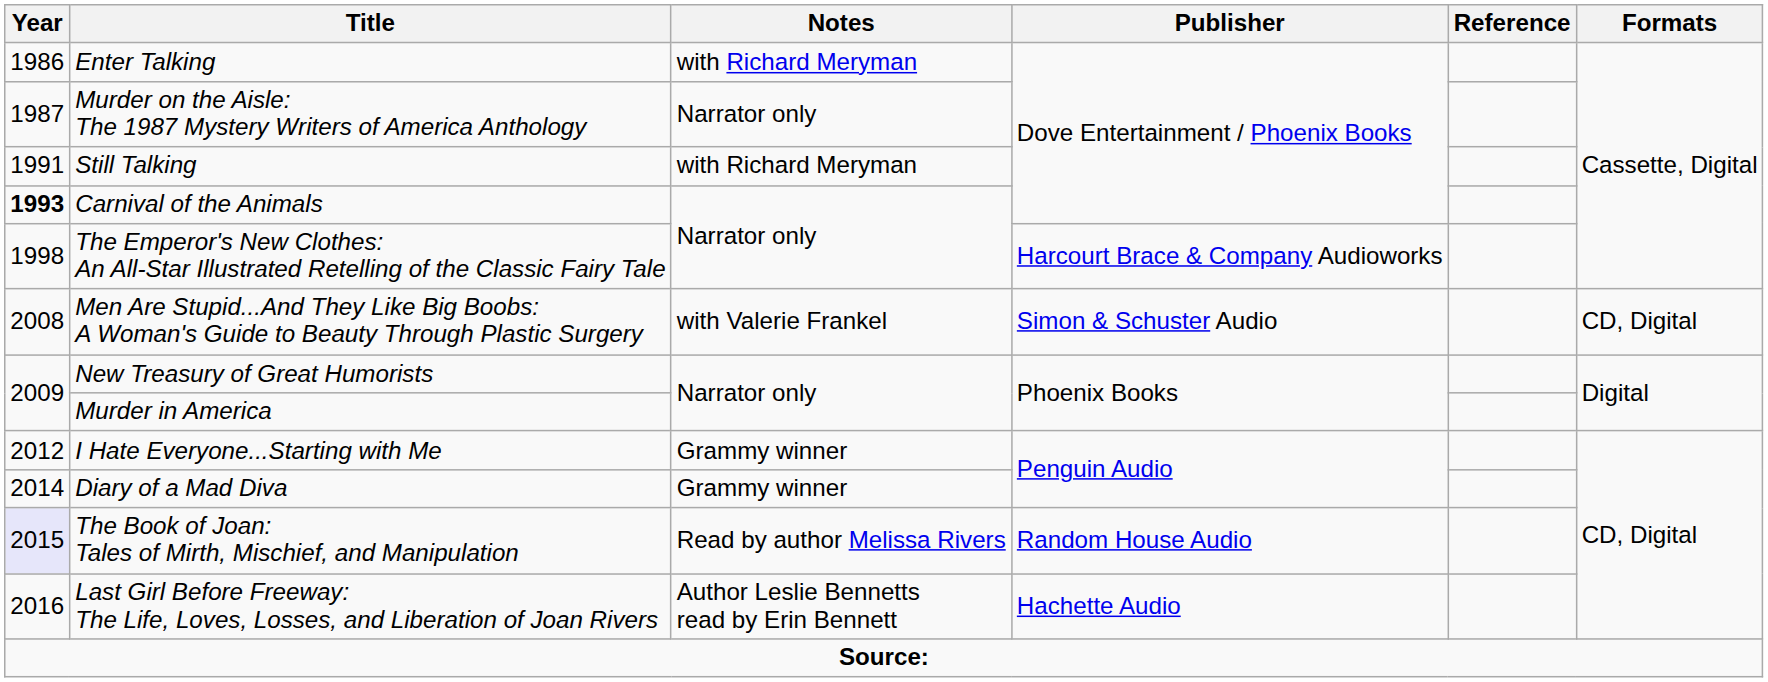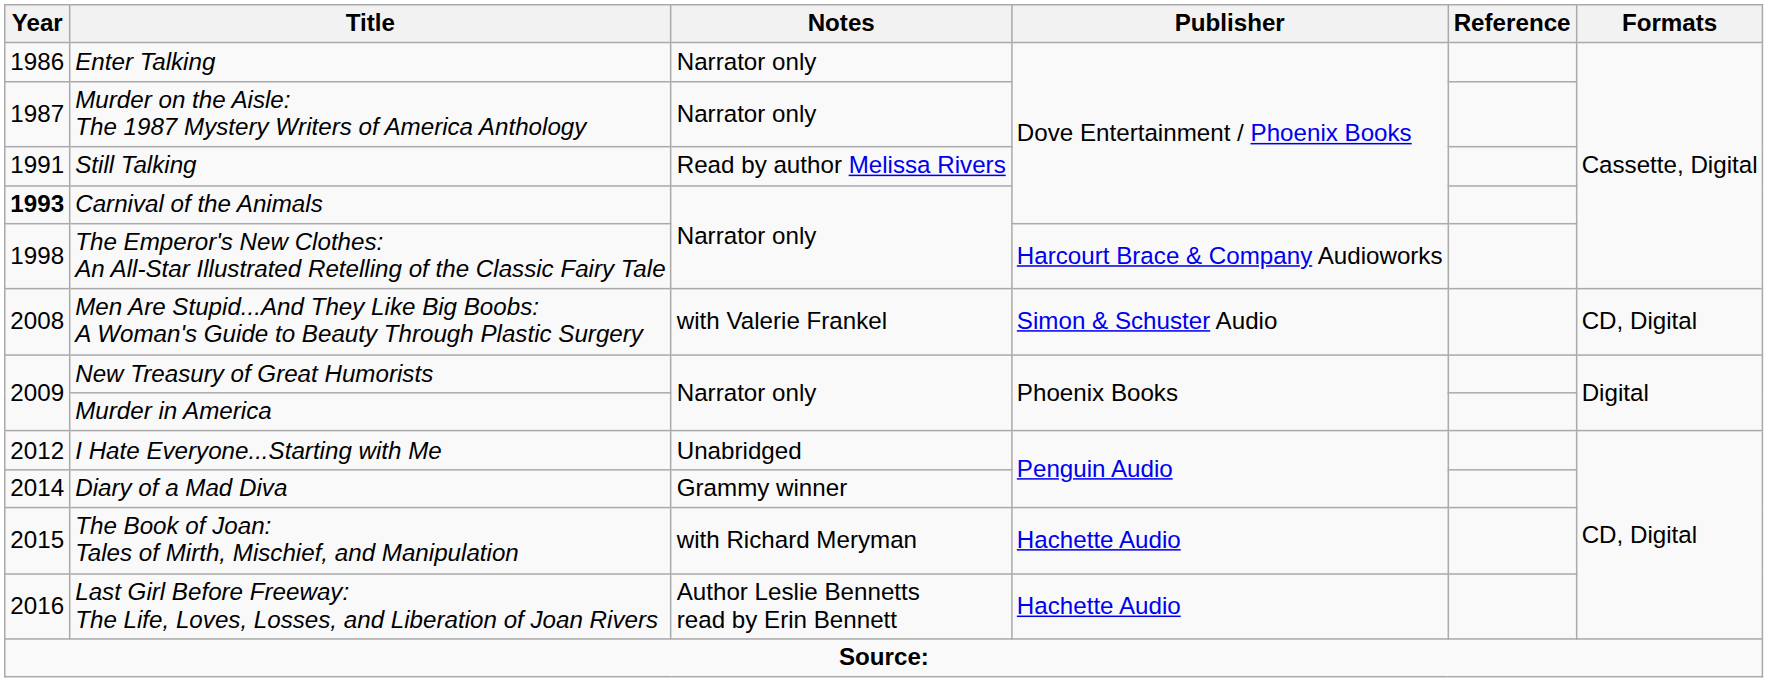(797, 61) with Richard Meryman -> (747, 61) Narrator only
(797, 165) with Richard Meryman -> (841, 165) Read by author Melissa Rivers
(762, 450) Grammy winner -> (739, 450) Unabridged
(37, 540) lavender background -> (37, 540) no background
(841, 540) Read by author Melissa Rivers -> (797, 540) with Richard Meryman
(1134, 540) Random House Audio -> (1099, 540) Hachette Audio
